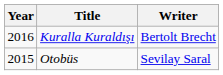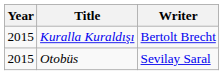(21, 37) 2016 -> (21, 37) 2015
